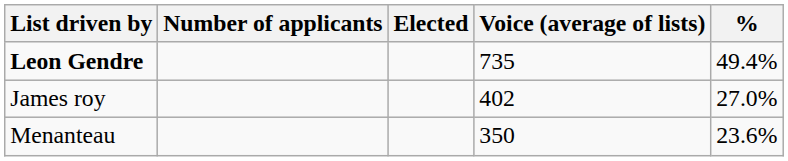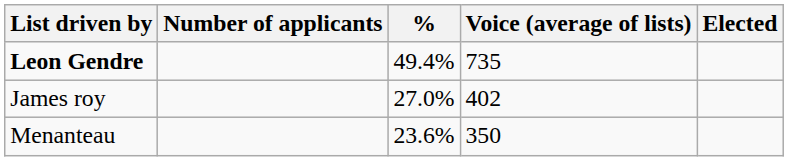columns swapped: (747, 23) <-> (431, 23)
